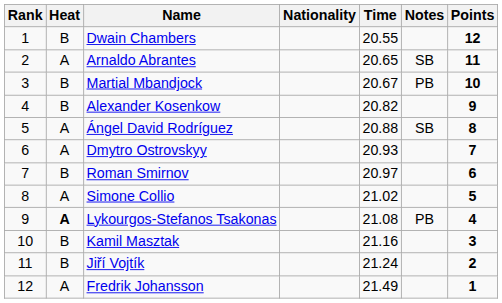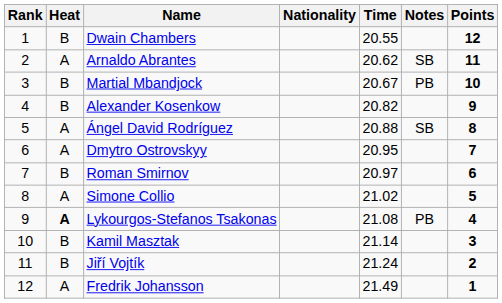(380, 60) 20.65 -> (380, 60) 20.62
(380, 151) 20.93 -> (380, 151) 20.95
(380, 241) 21.16 -> (380, 241) 21.14
